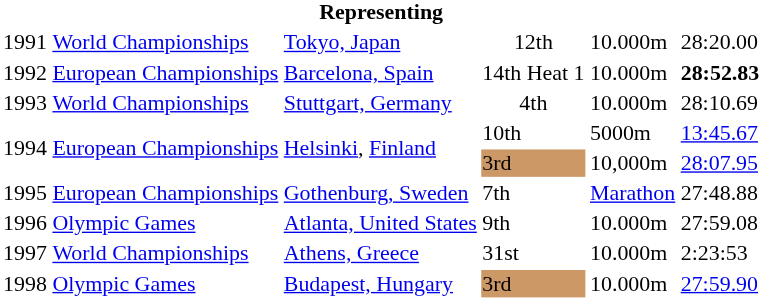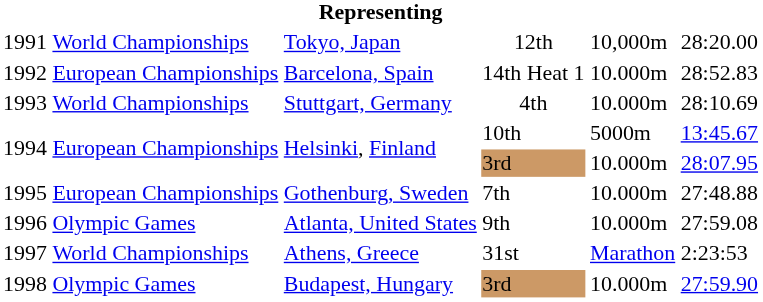(629, 42) 10.000m -> (629, 42) 10,000m
(720, 72) bold -> (719, 72) normal
(629, 162) 10,000m -> (629, 162) 10.000m
(633, 193) Marathon -> (629, 193) 10.000m
(629, 253) 10.000m -> (633, 253) Marathon
